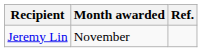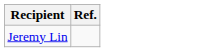- column: (119, 15)
